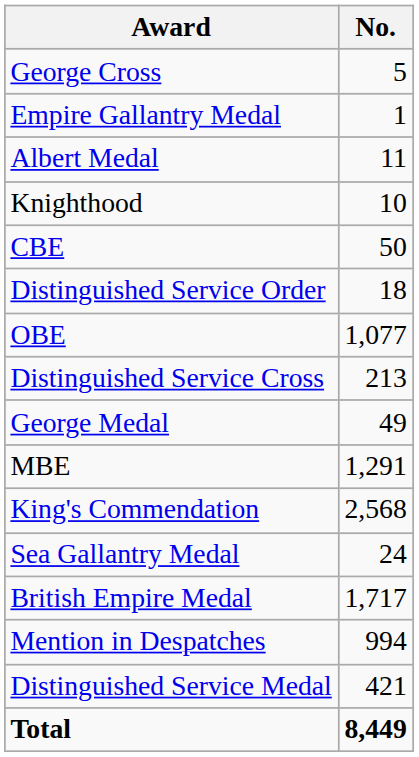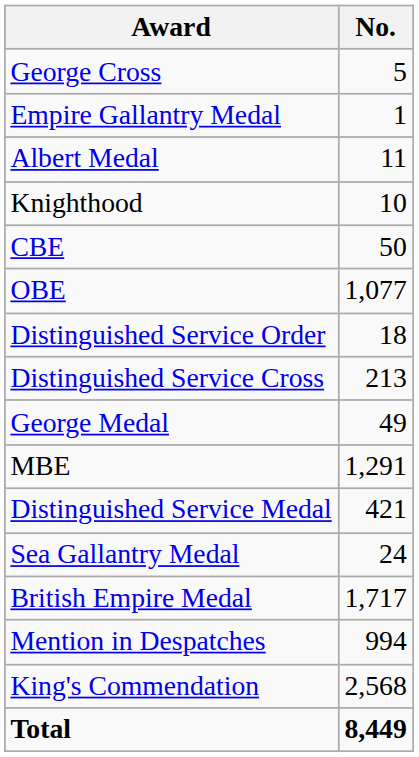rows swapped: (168, 290) <-> (38, 334)
rows swapped: (171, 685) <-> (135, 510)
